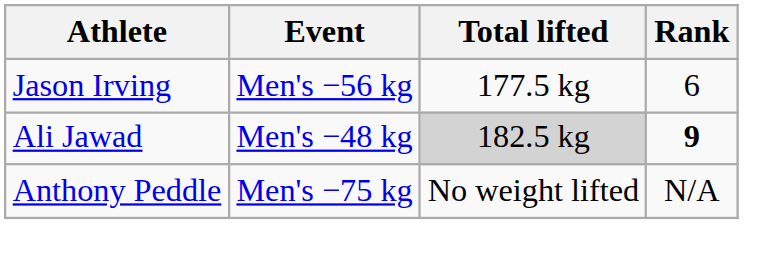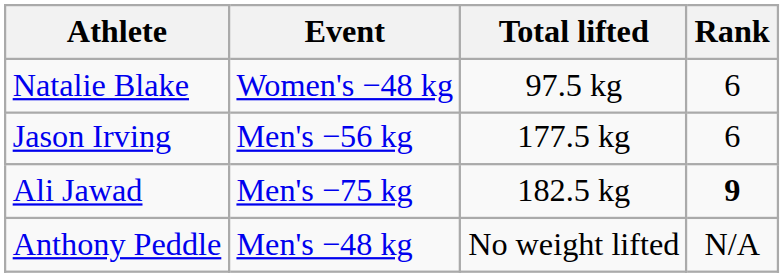+ row: (101, 84)
(325, 137) Men's −48 kg -> (325, 191) Men's −75 kg
(533, 137) lightgrey background -> (574, 191) no background
(325, 191) Men's −75 kg -> (325, 244) Men's −48 kg
